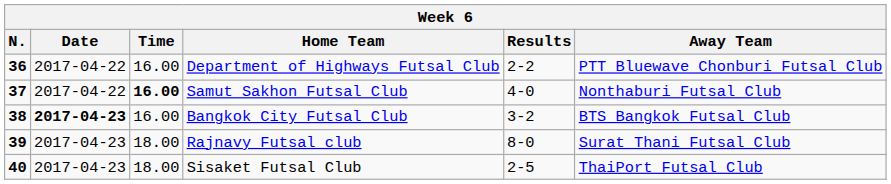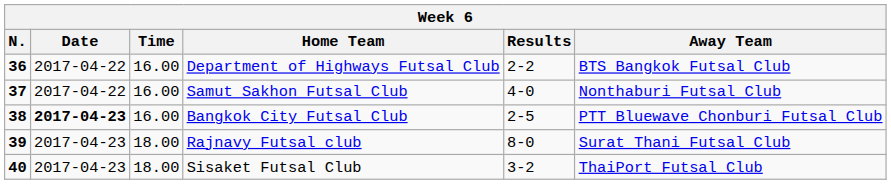(731, 67) PTT Bluewave Chonburi Futsal Club -> (685, 67) BTS Bangkok Futsal Club
(156, 92) bold -> (156, 92) normal
(521, 117) 3-2 -> (521, 117) 2-5
(685, 117) BTS Bangkok Futsal Club -> (731, 117) PTT Bluewave Chonburi Futsal Club
(521, 167) 2-5 -> (521, 167) 3-2
